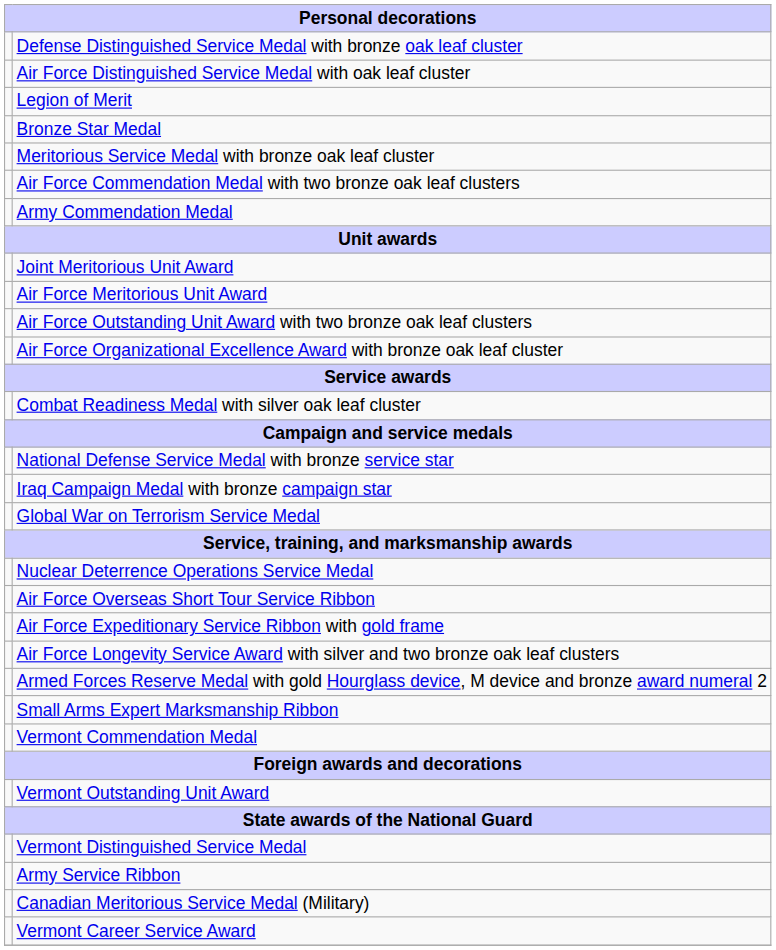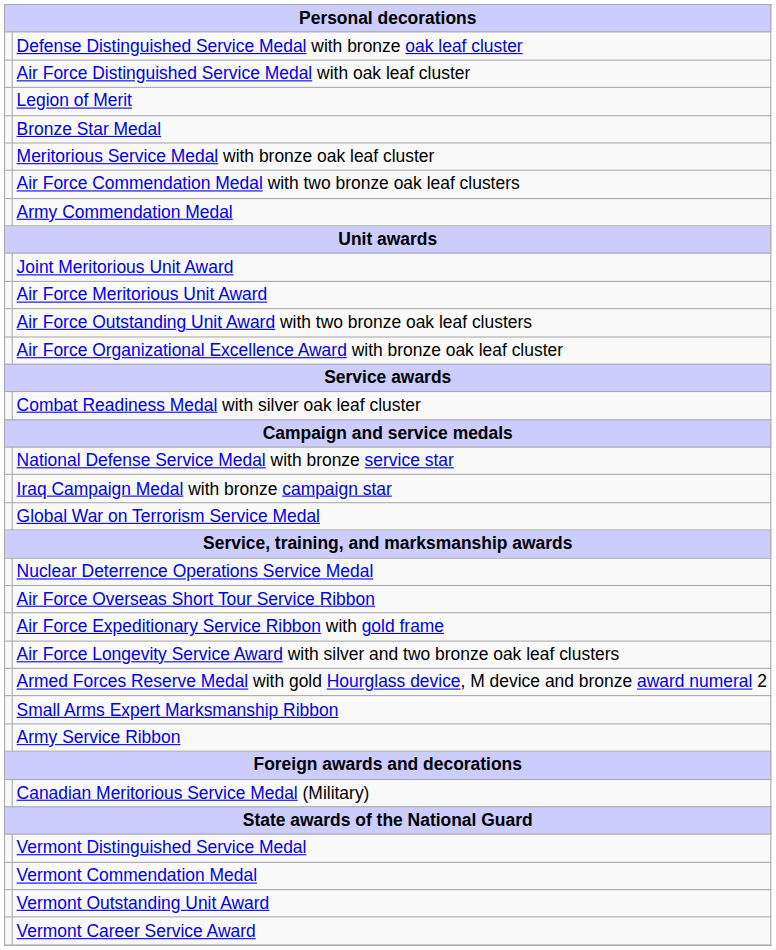rows swapped: (99, 875) <-> (137, 737)
rows swapped: (193, 903) <-> (143, 792)
